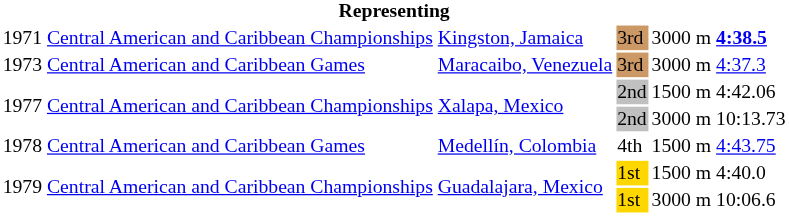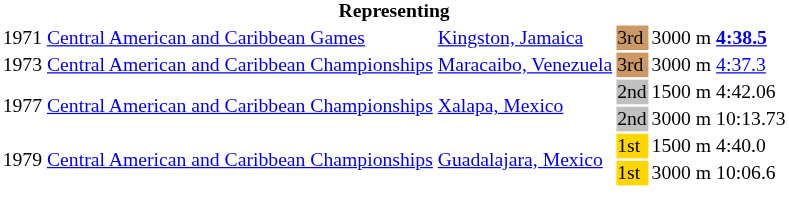(240, 37) Central American and Caribbean Championships -> (206, 37) Central American and Caribbean Games
(206, 64) Central American and Caribbean Games -> (240, 64) Central American and Caribbean Championships
- row: (22, 145)
